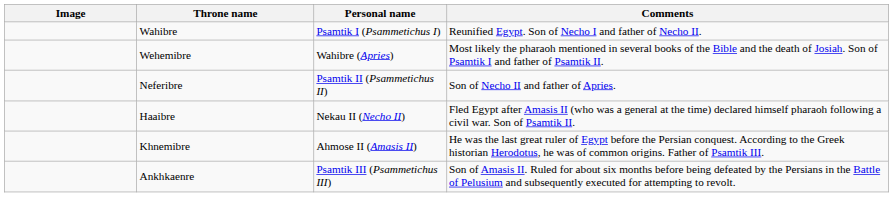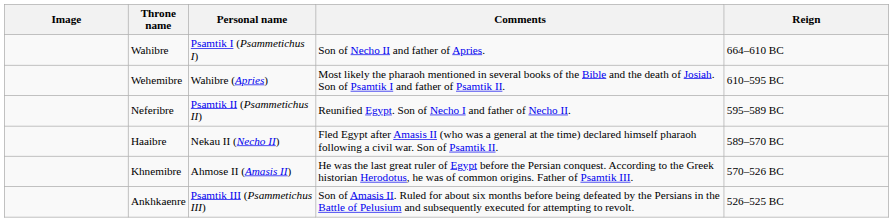+ column: (806, 19)
(575, 31) Reunified Egypt. Son of Necho I and father of Necho II. -> (402, 50) Son of Necho II and father of Apries.
(532, 85) Son of Necho II and father of Apries. -> (444, 110) Reunified Egypt. Son of Necho I and father of Necho II.
